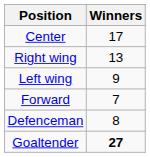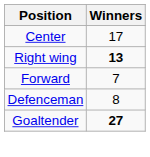(116, 58) normal -> (116, 58) bold
- row: (45, 79)
